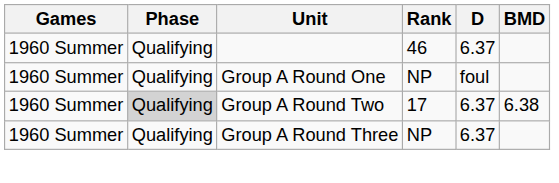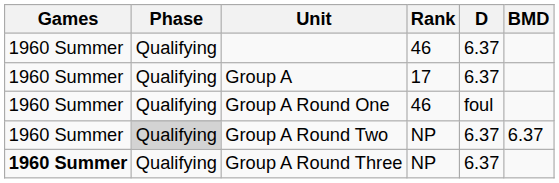+ row: (259, 76)
(419, 76) NP -> (421, 105) 46
(417, 105) 17 -> (424, 134) NP
(521, 105) 6.38 -> (526, 134) 6.37
(66, 134) normal -> (68, 163) bold
